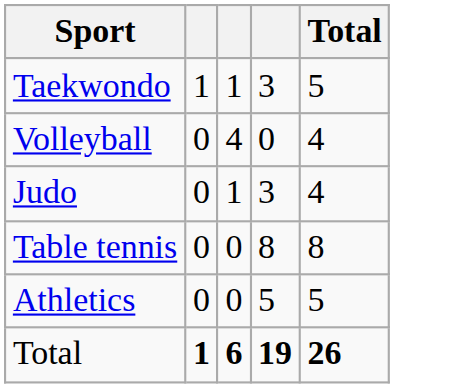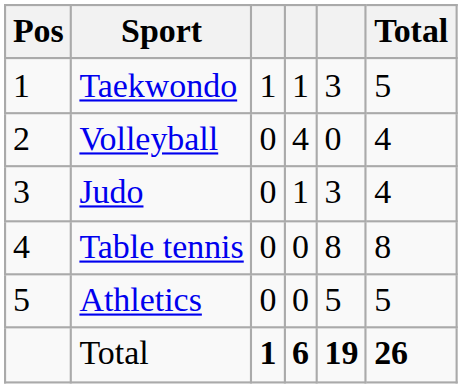+ column: (38, 31)
